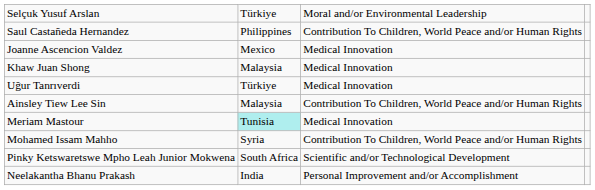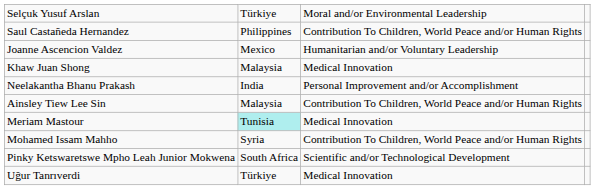(348, 49) Medical Innovation -> (401, 49) Humanitarian and/or Voluntary Leadership
rows swapped: (44, 85) <-> (71, 175)
